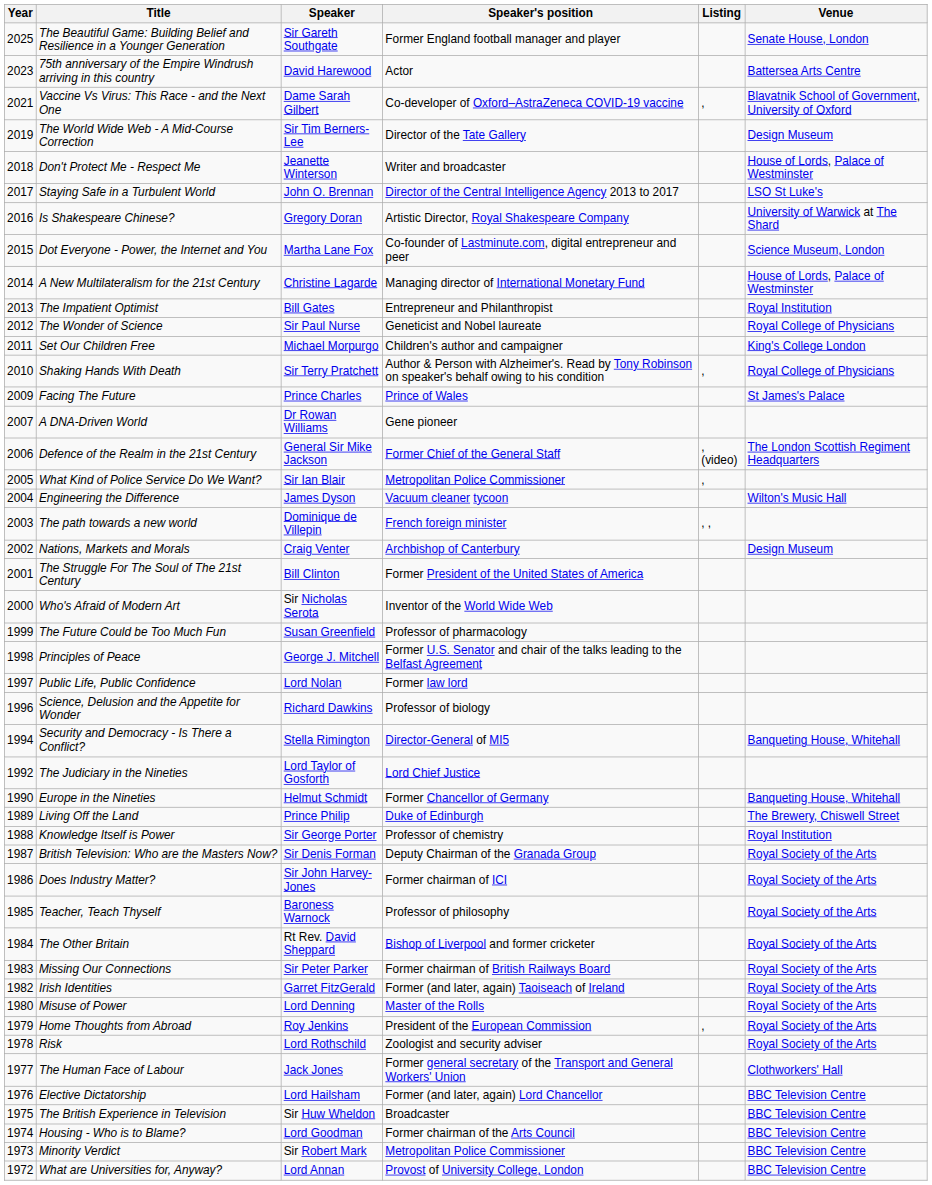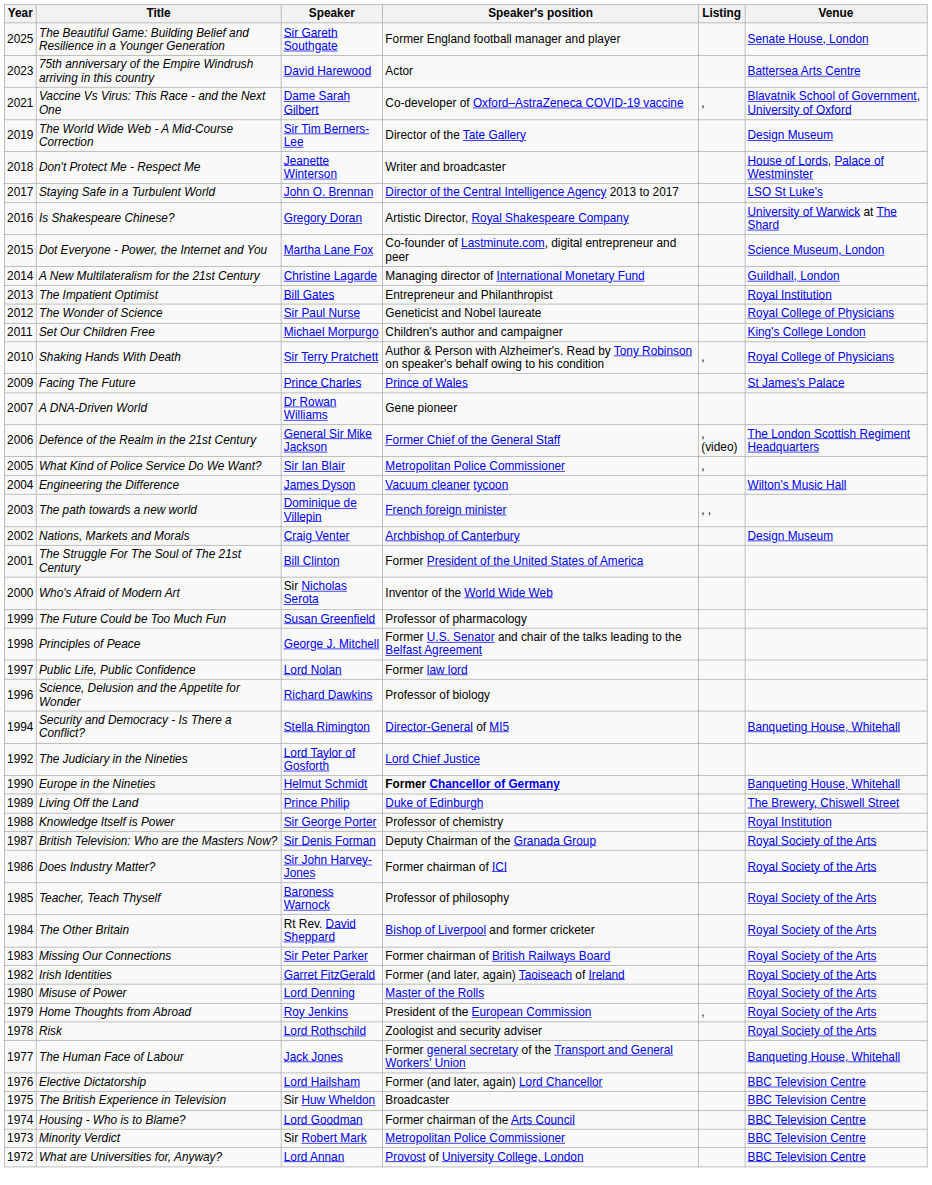(816, 282) House of Lords, Palace of Westminster -> (794, 276) Guildhall, London
(467, 798) normal -> (473, 784) bold
(795, 1070) Clothworkers' Hall -> (824, 1056) Banqueting House, Whitehall
